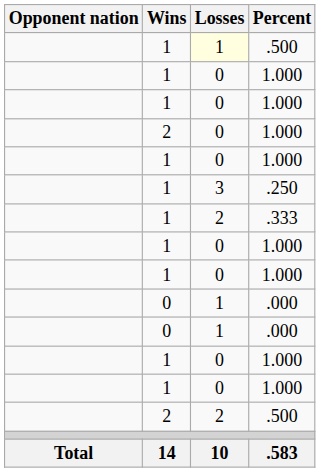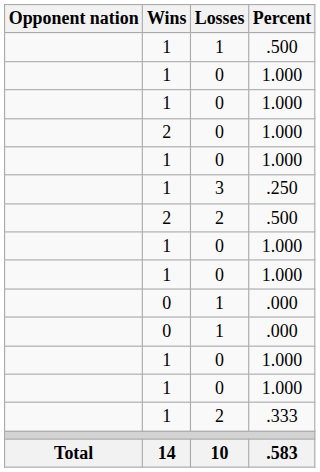(220, 47) lightyellow background -> (220, 47) no background
rows swapped: (167, 416) <-> (167, 217)
